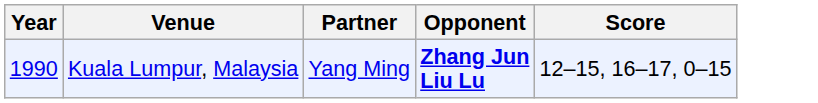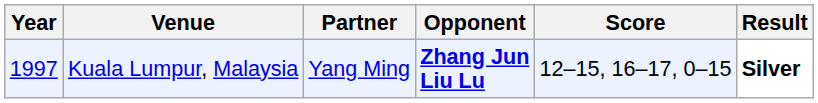+ column: (775, 22)
(34, 68) 1990 -> (34, 68) 1997
